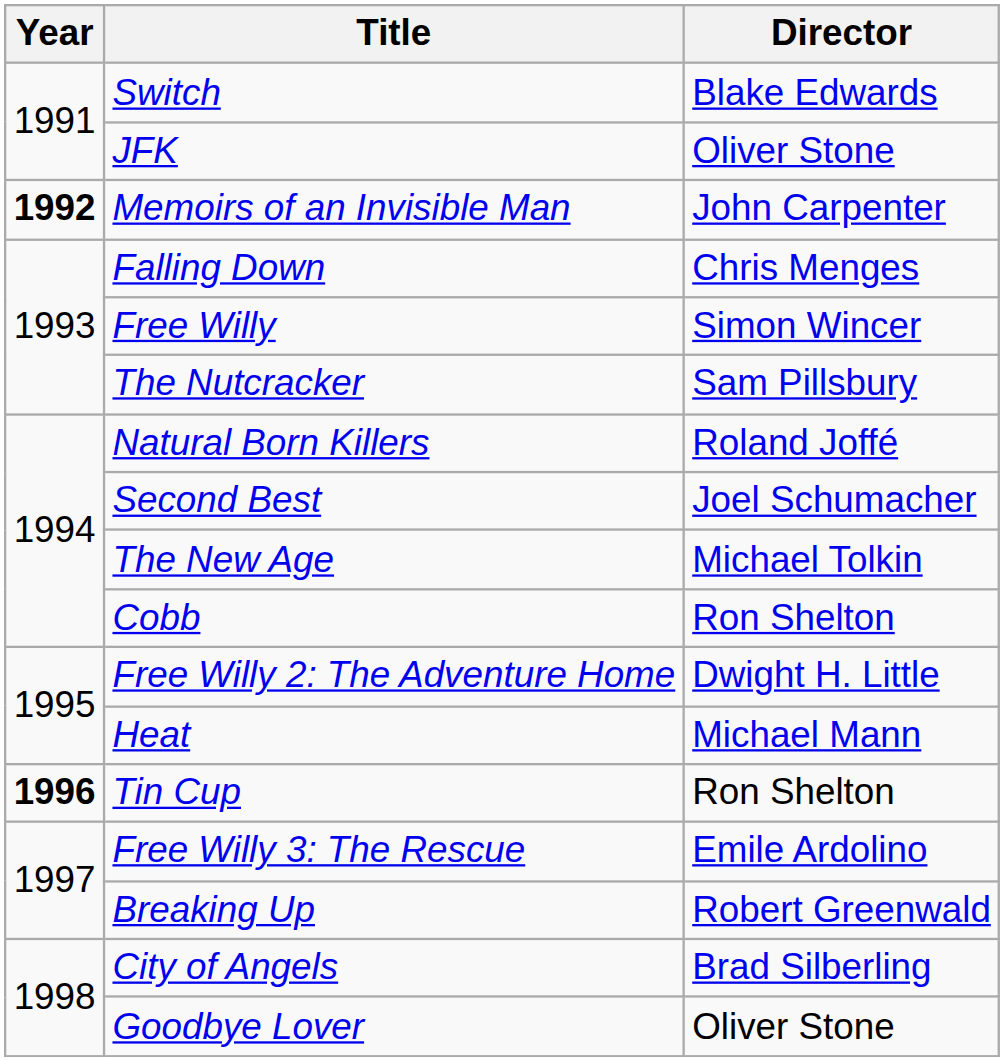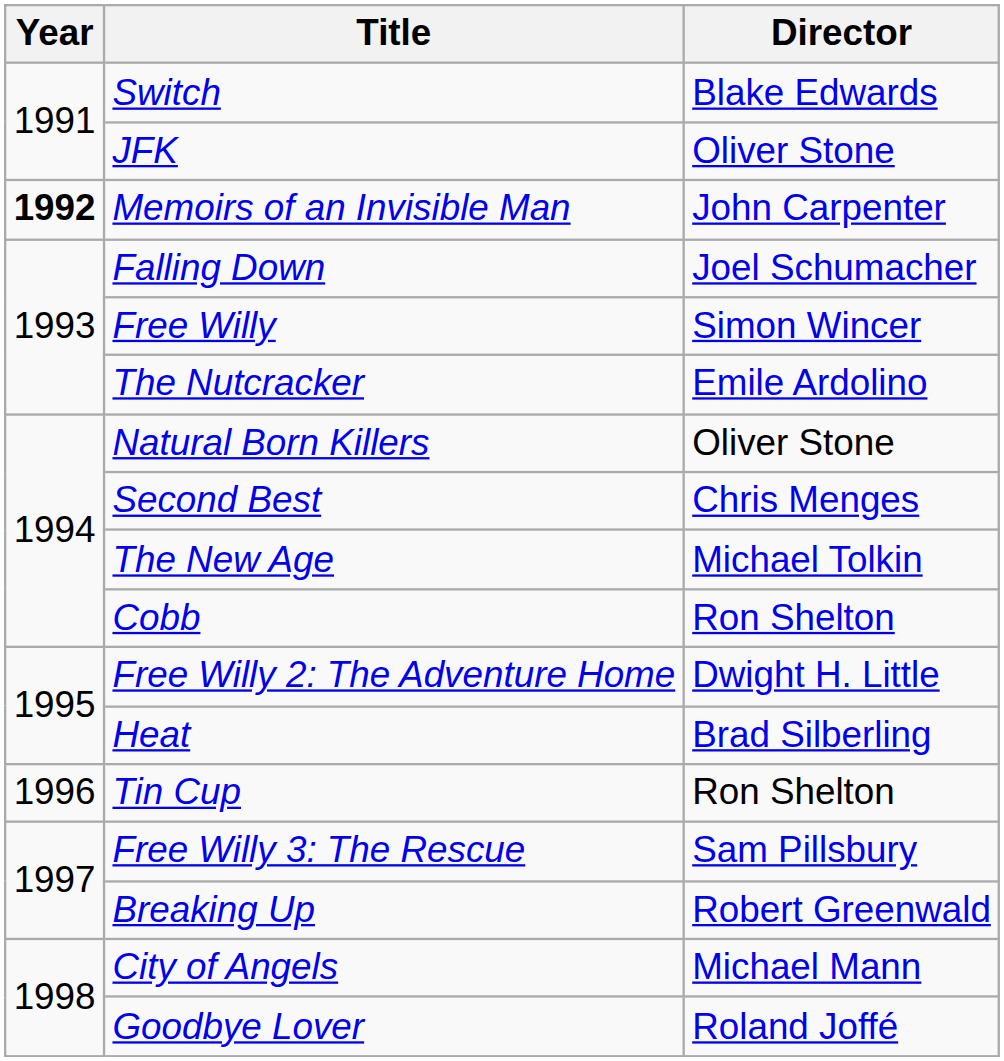(806, 267) Chris Menges -> (834, 267) Joel Schumacher
(805, 383) Sam Pillsbury -> (810, 383) Emile Ardolino
(795, 442) Roland Joffé -> (793, 442) Oliver Stone
(834, 500) Joel Schumacher -> (806, 500) Chris Menges
(807, 734) Michael Mann -> (812, 734) Brad Silberling
(55, 792) bold -> (55, 792) normal
(810, 850) Emile Ardolino -> (805, 850) Sam Pillsbury
(812, 967) Brad Silberling -> (807, 967) Michael Mann
(793, 1025) Oliver Stone -> (795, 1025) Roland Joffé
